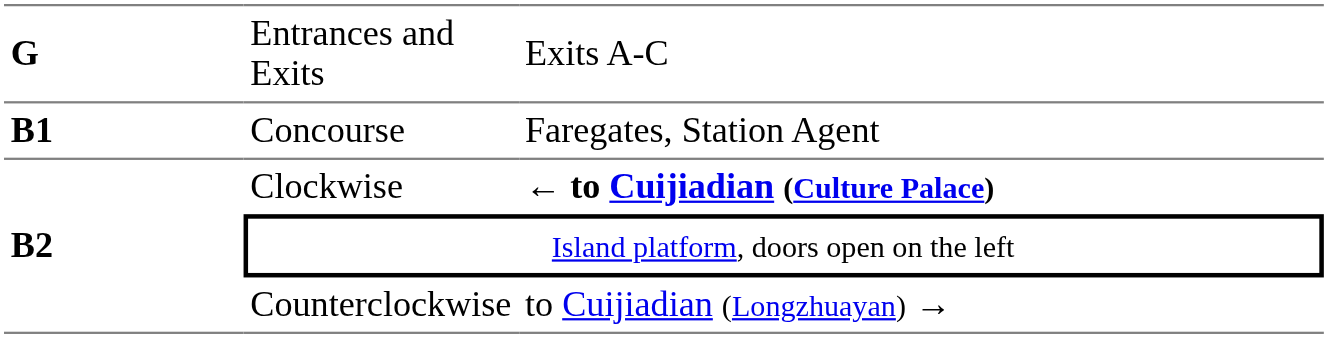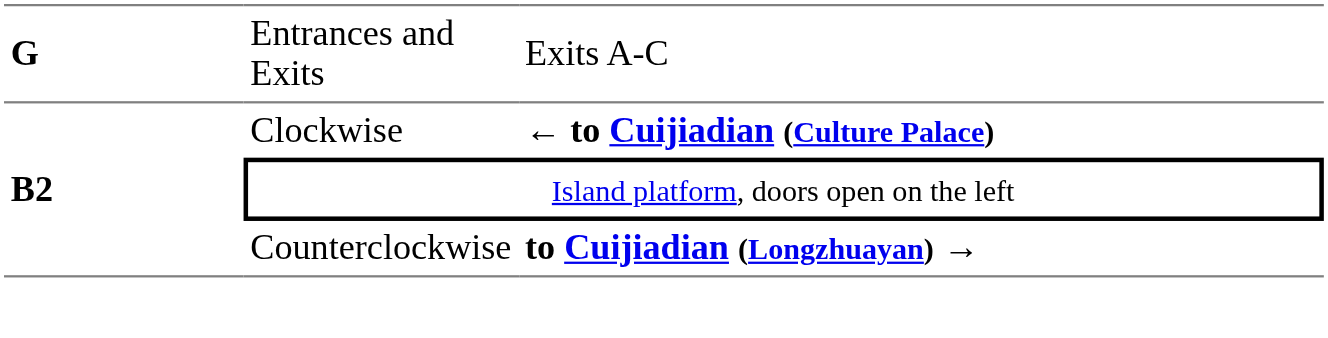- row: (328, 129)
(738, 303) normal -> (752, 247) bold
